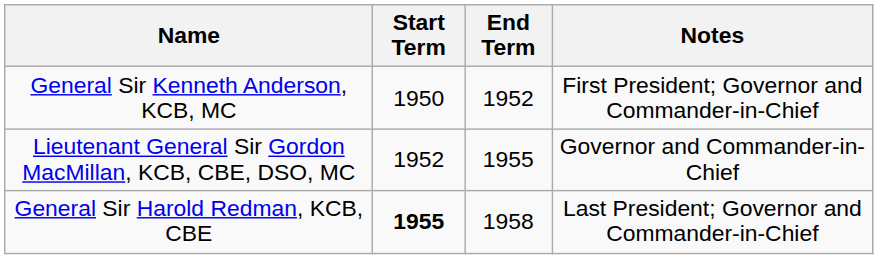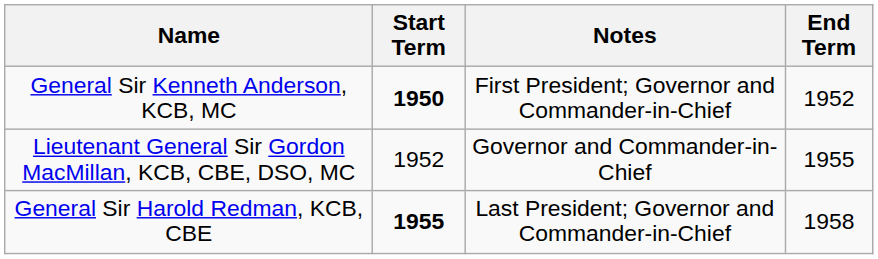columns swapped: (508, 35) <-> (712, 35)
(419, 97) normal -> (419, 97) bold
